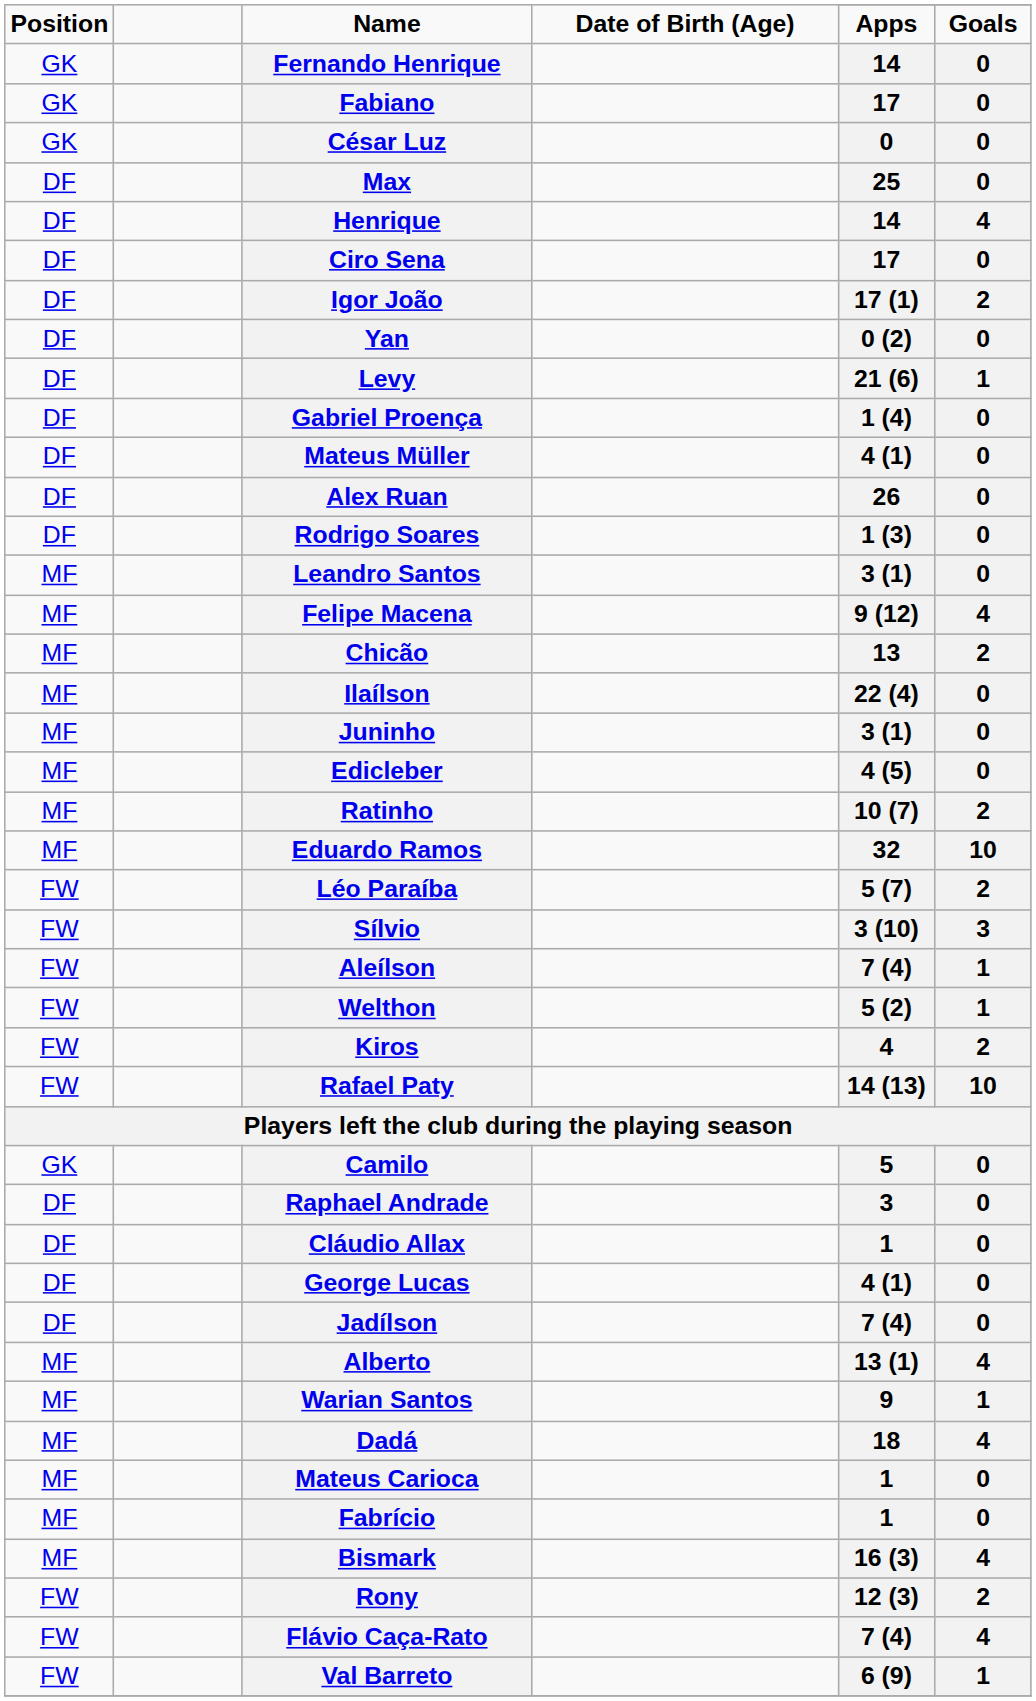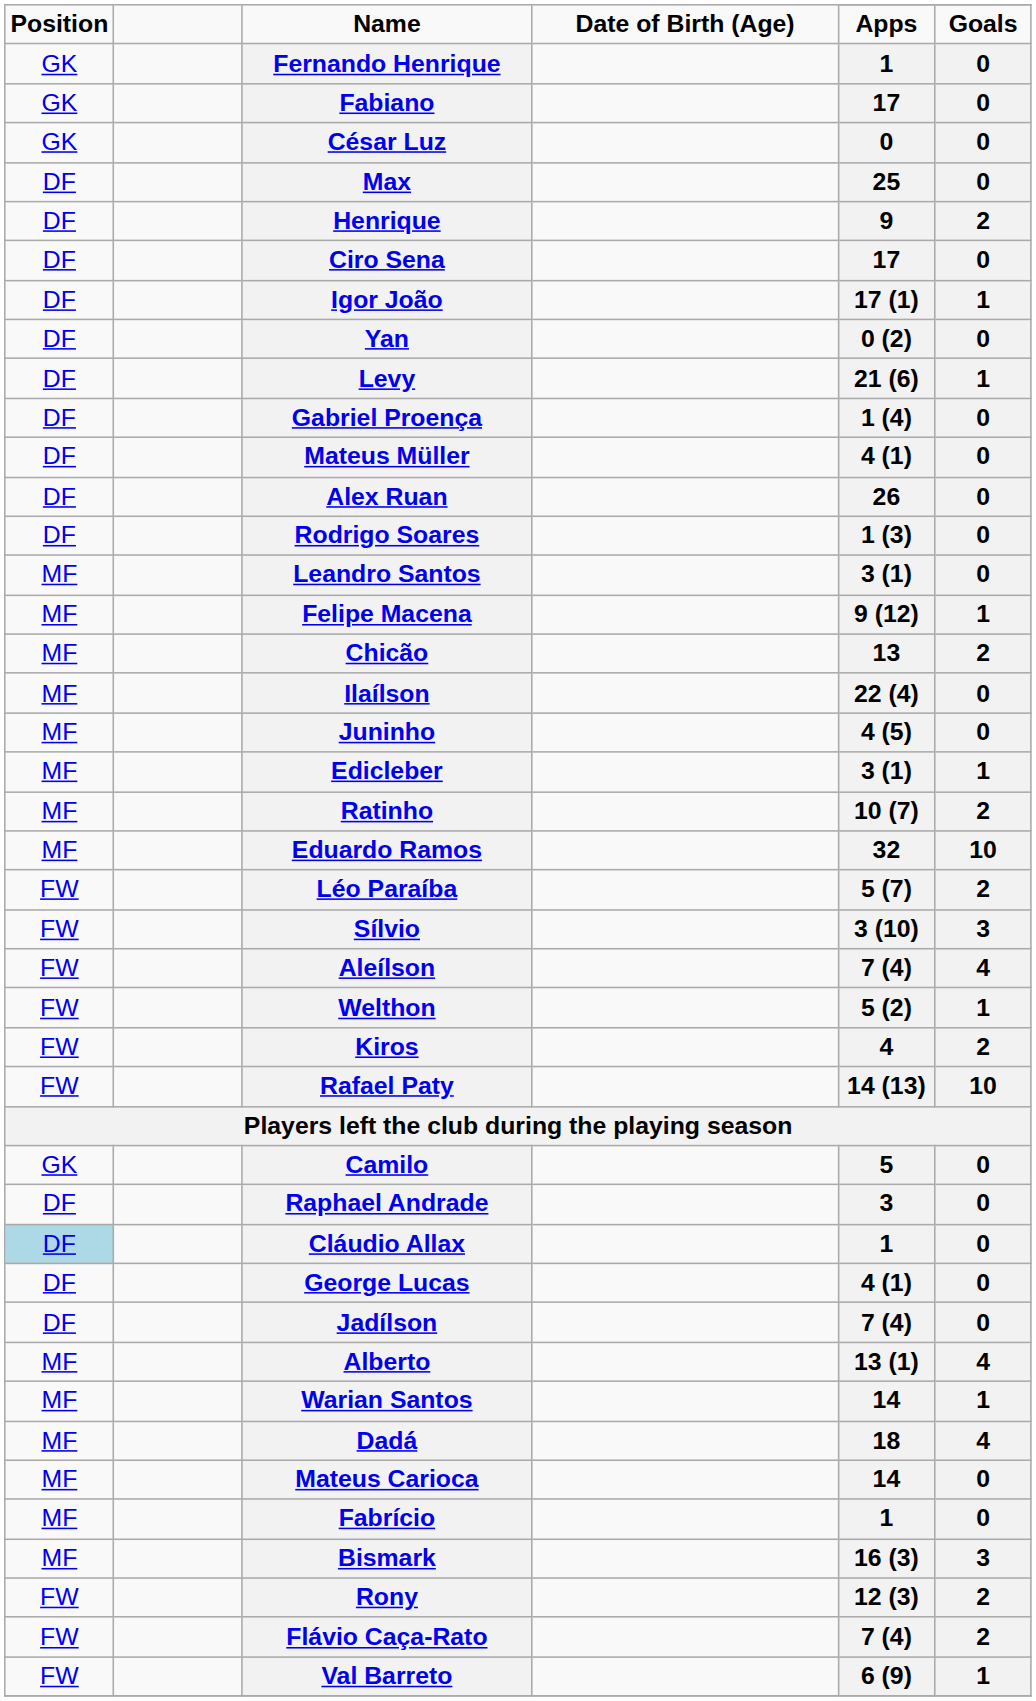(886, 63) 14 -> (886, 63) 1
(886, 220) 14 -> (886, 220) 9
(983, 220) 4 -> (983, 220) 2
(983, 299) 2 -> (983, 299) 1
(983, 614) 4 -> (983, 614) 1
(886, 732) 3 (1) -> (886, 732) 4 (5)
(886, 771) 4 (5) -> (886, 771) 3 (1)
(983, 771) 0 -> (983, 771) 1
(983, 968) 1 -> (983, 968) 4
(59, 1243) no background -> (59, 1243) lightblue background
(886, 1400) 9 -> (886, 1400) 14
(886, 1479) 1 -> (886, 1479) 14
(983, 1558) 4 -> (983, 1558) 3
(983, 1636) 4 -> (983, 1636) 2
